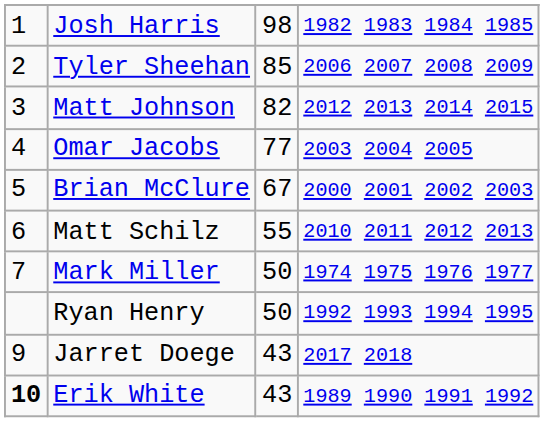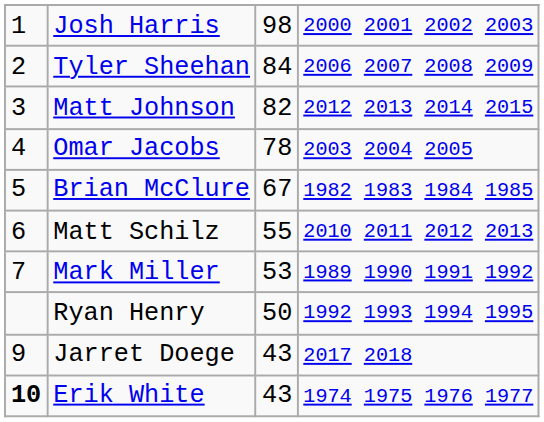(418, 26) 1982 1983 1984 1985 -> (418, 26) 2000 2001 2002 2003
(277, 67) 85 -> (277, 67) 84
(277, 149) 77 -> (277, 149) 78
(418, 190) 2000 2001 2002 2003 -> (418, 190) 1982 1983 1984 1985
(277, 272) 50 -> (277, 272) 53
(418, 272) 1974 1975 1976 1977 -> (418, 272) 1989 1990 1991 1992
(418, 395) 1989 1990 1991 1992 -> (418, 395) 1974 1975 1976 1977
